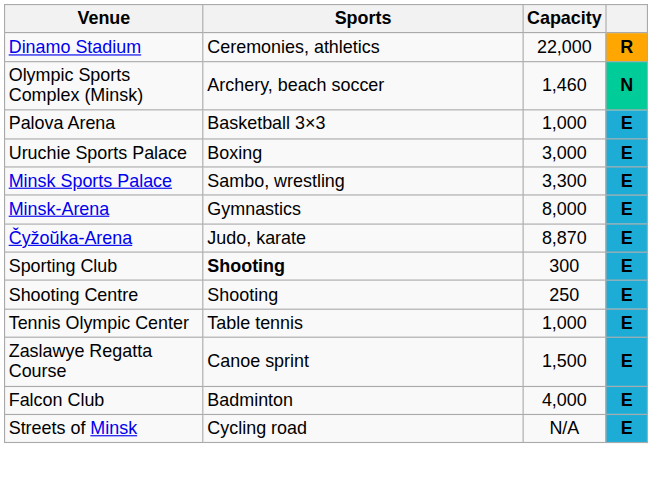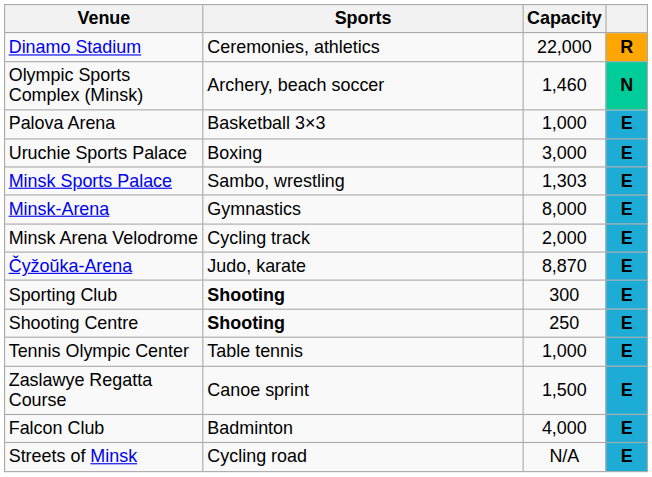(564, 180) 3,300 -> (564, 180) 1,303
+ row: (103, 237)
(243, 294) normal -> (246, 323) bold
